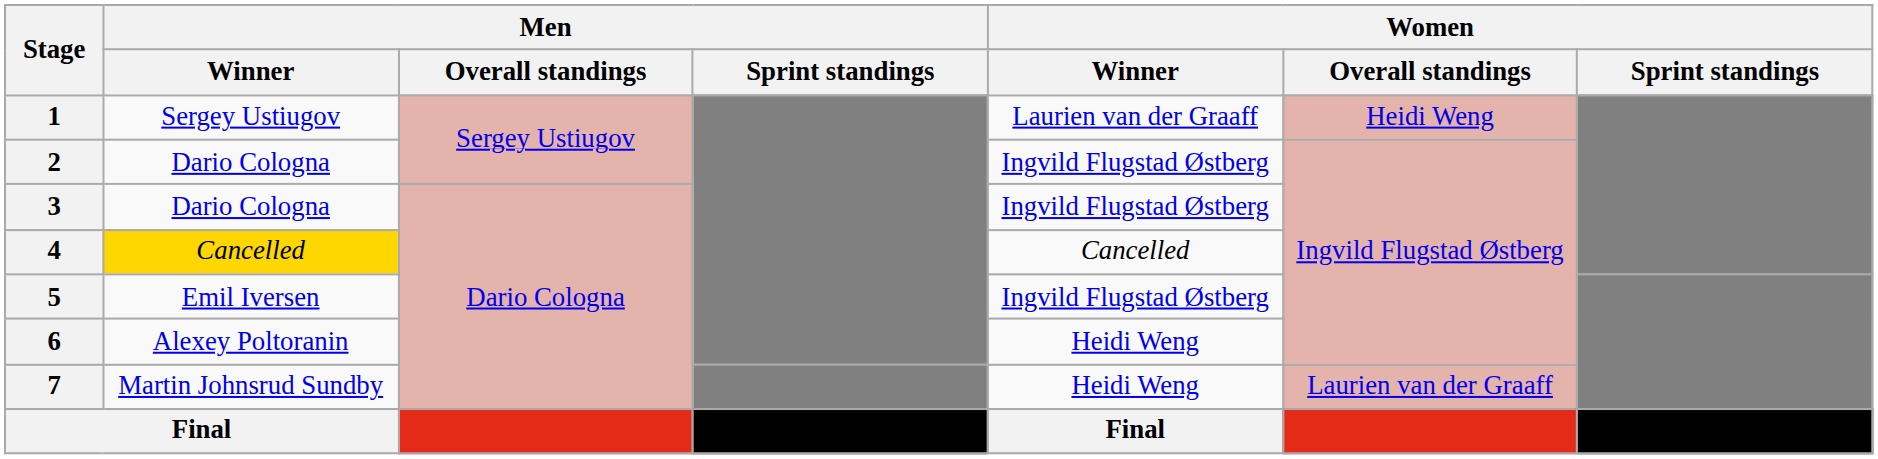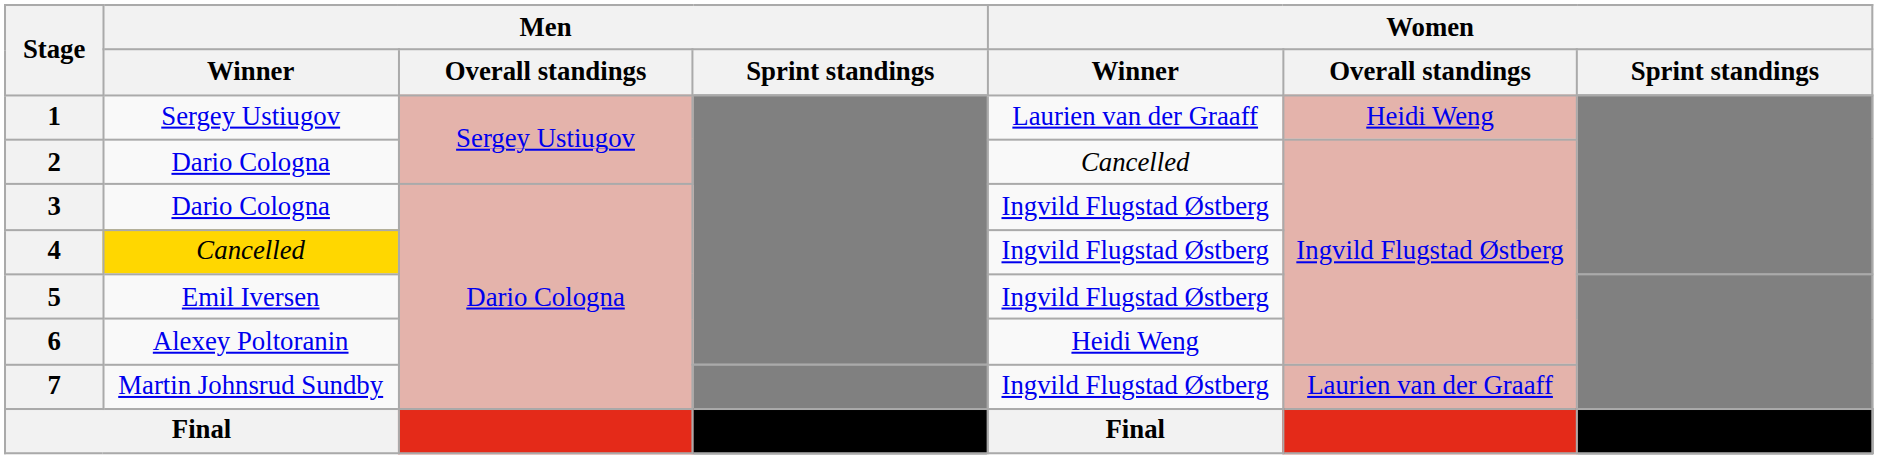(1135, 161) Ingvild Flugstad Østberg -> (1135, 161) Cancelled
(1135, 251) Cancelled -> (1135, 251) Ingvild Flugstad Østberg
(1135, 386) Heidi Weng -> (1135, 386) Ingvild Flugstad Østberg
